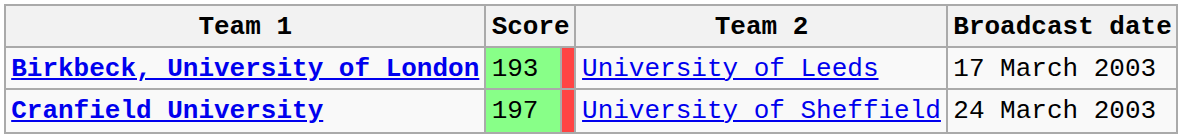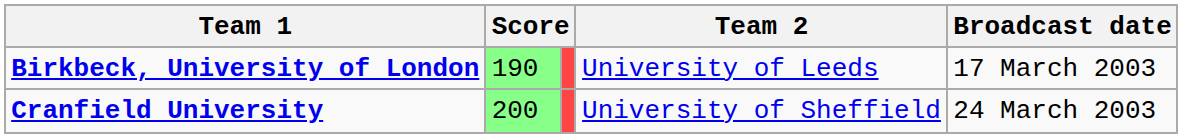(515, 69) 193 -> (515, 69) 190
(515, 111) 197 -> (515, 111) 200
